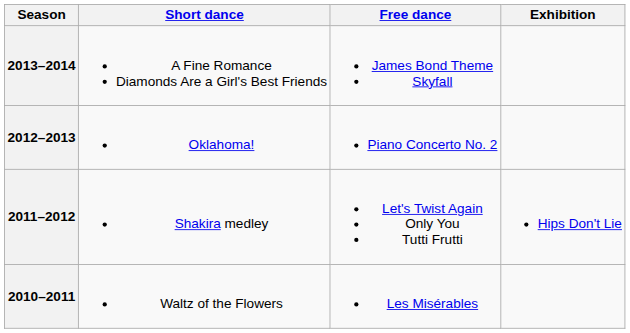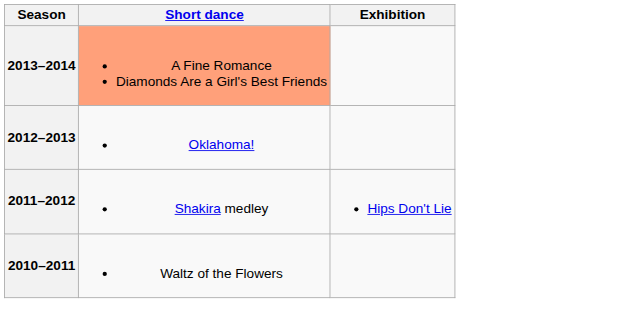- column: (415, 15)
(205, 73) no background -> (205, 73) lightsalmon background
